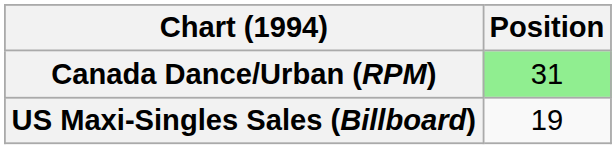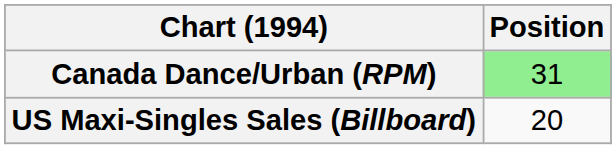(547, 119) 19 -> (547, 119) 20
